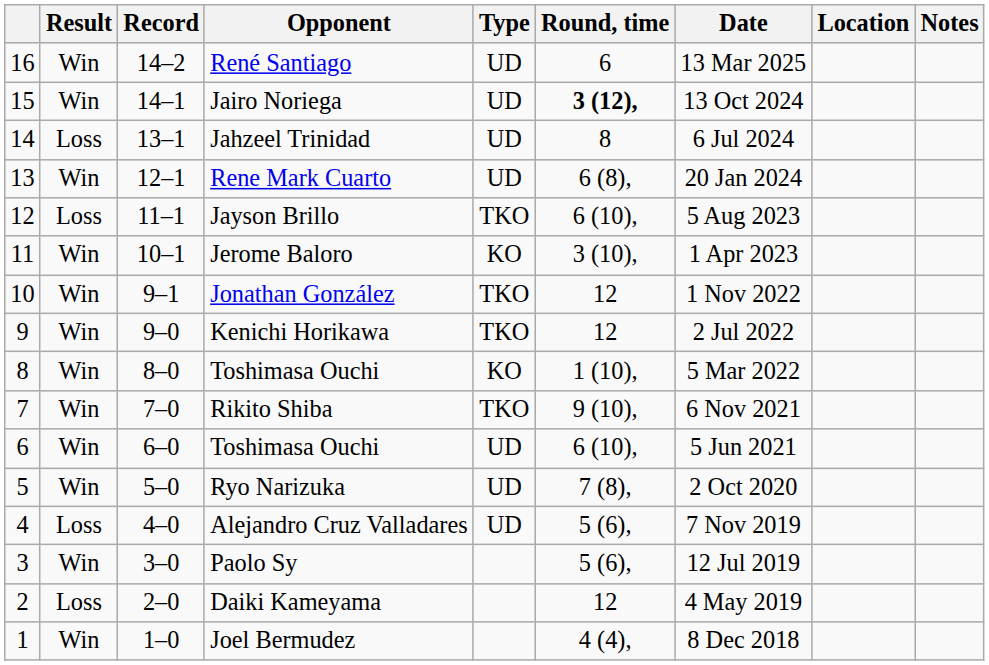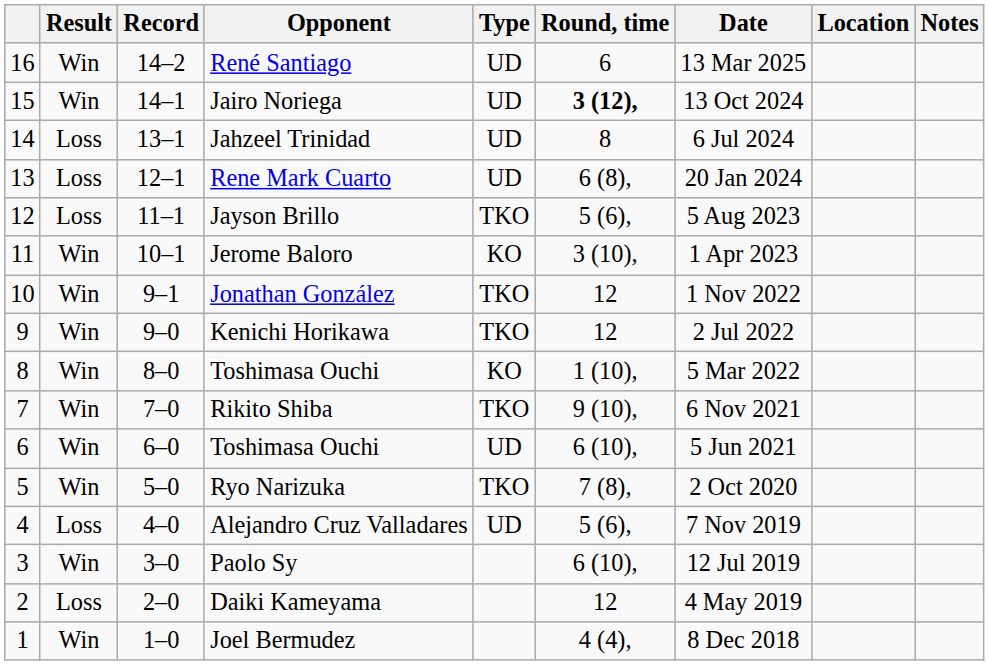(79, 178) Win -> (79, 178) Loss
(605, 216) 6 (10), -> (605, 216) 5 (6),
(504, 486) UD -> (504, 486) TKO
(605, 563) 5 (6), -> (605, 563) 6 (10),
